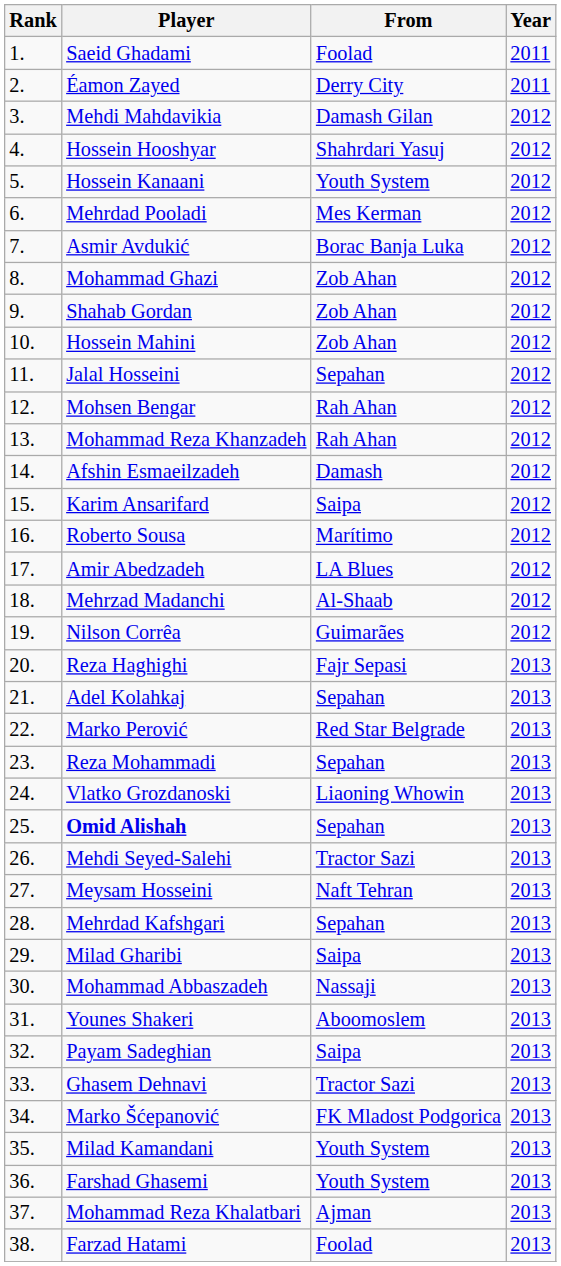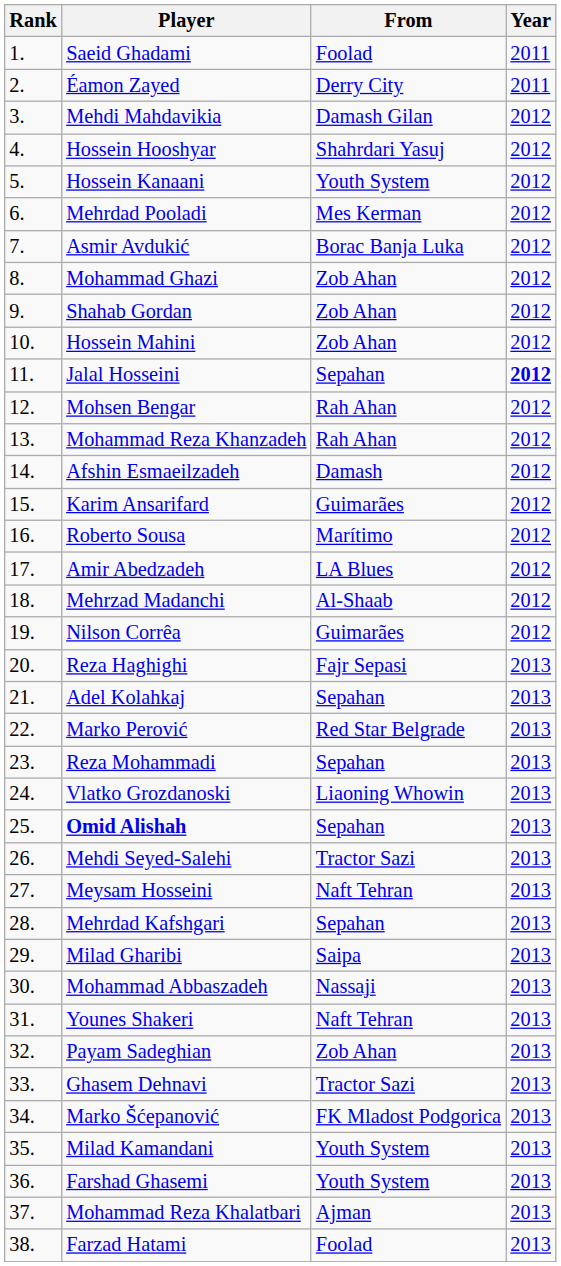(531, 375) normal -> (531, 375) bold
(338, 504) Saipa -> (360, 504) Guimarães
(371, 1019) Aboomoslem -> (364, 1019) Naft Tehran
(338, 1051) Saipa -> (356, 1051) Zob Ahan
